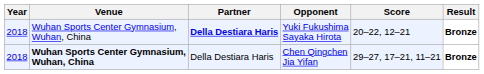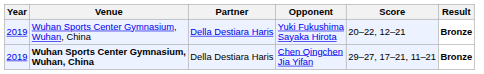(17, 32) 2018 -> (17, 32) 2019
(234, 32) bold -> (232, 32) normal
(17, 57) 2018 -> (17, 57) 2019
